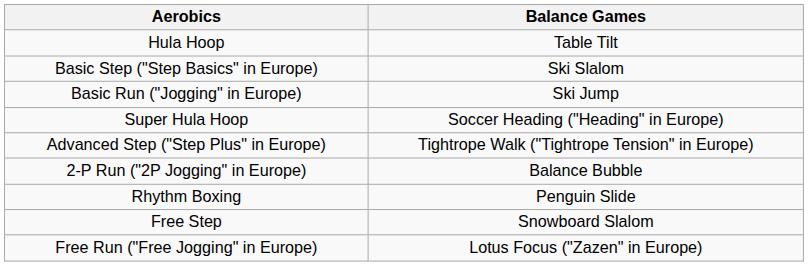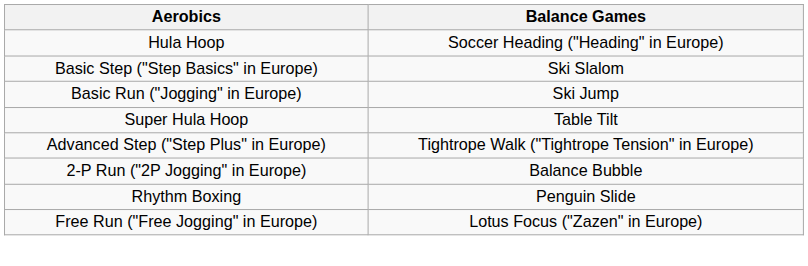(586, 42) Table Tilt -> (586, 42) Soccer Heading ("Heading" in Europe)
(586, 119) Soccer Heading ("Heading" in Europe) -> (586, 119) Table Tilt
- row: (186, 222)
